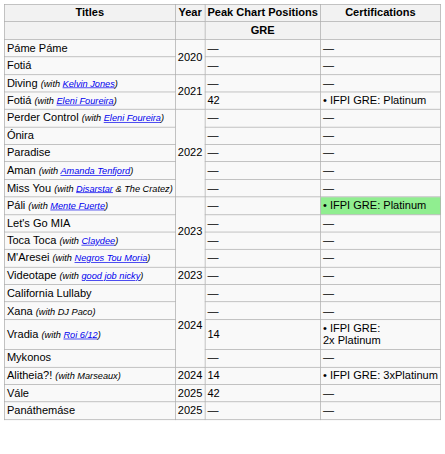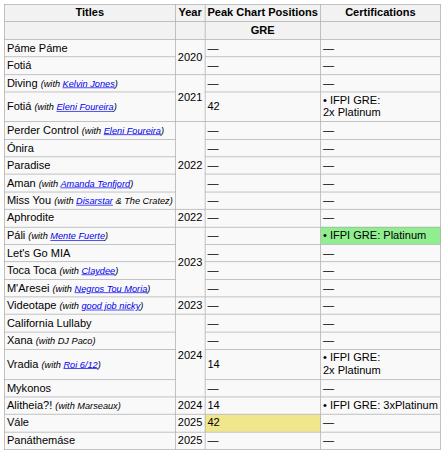(375, 100) • IFPI GRE: Platinum -> (352, 107) • IFPI GRE: 2x Platinum
+ row: (31, 218)
(214, 393) no background -> (214, 423) khaki background
